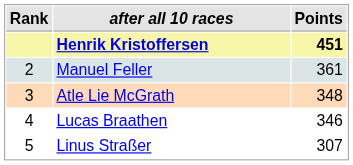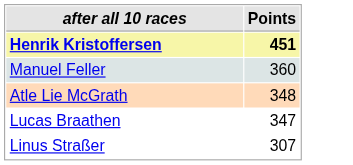- column: (29, 18)
(330, 70) 361 -> (283, 70) 360
(330, 121) 346 -> (283, 121) 347
